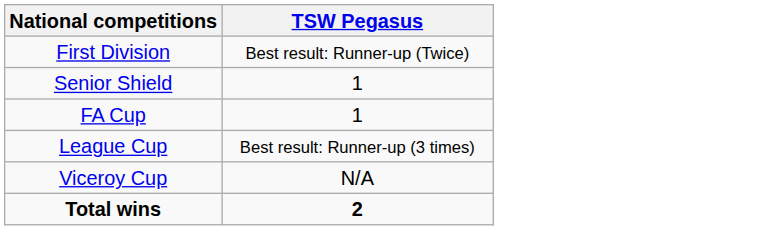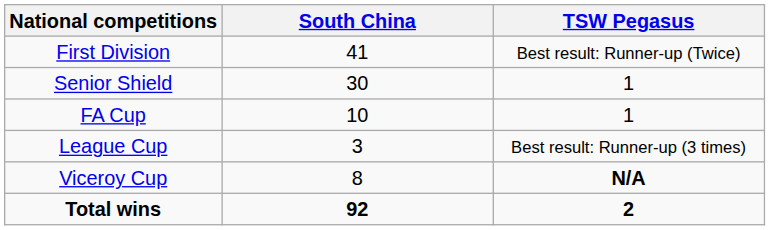+ column: (357, 21)
(357, 178) normal -> (629, 178) bold
